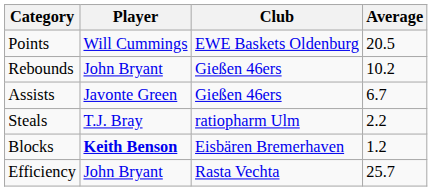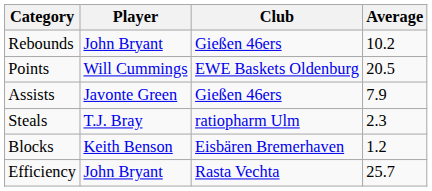rows swapped: (29, 43) <-> (41, 69)
(377, 95) 6.7 -> (377, 95) 7.9
(377, 120) 2.2 -> (377, 120) 2.3
(130, 146) bold -> (128, 146) normal
